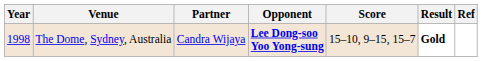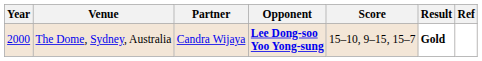(19, 40) 1998 -> (19, 40) 2000
